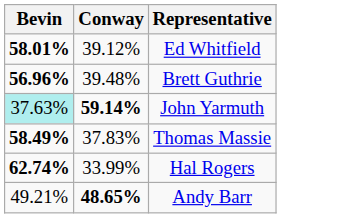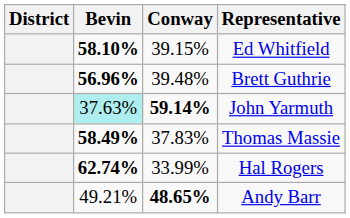+ column: (39, 19)
(39, 49) 58.01% -> (108, 49) 58.10%
(111, 49) 39.12% -> (180, 49) 39.15%
